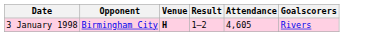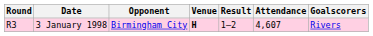+ column: (19, 11)
(239, 25) 4,605 -> (268, 25) 4,607
